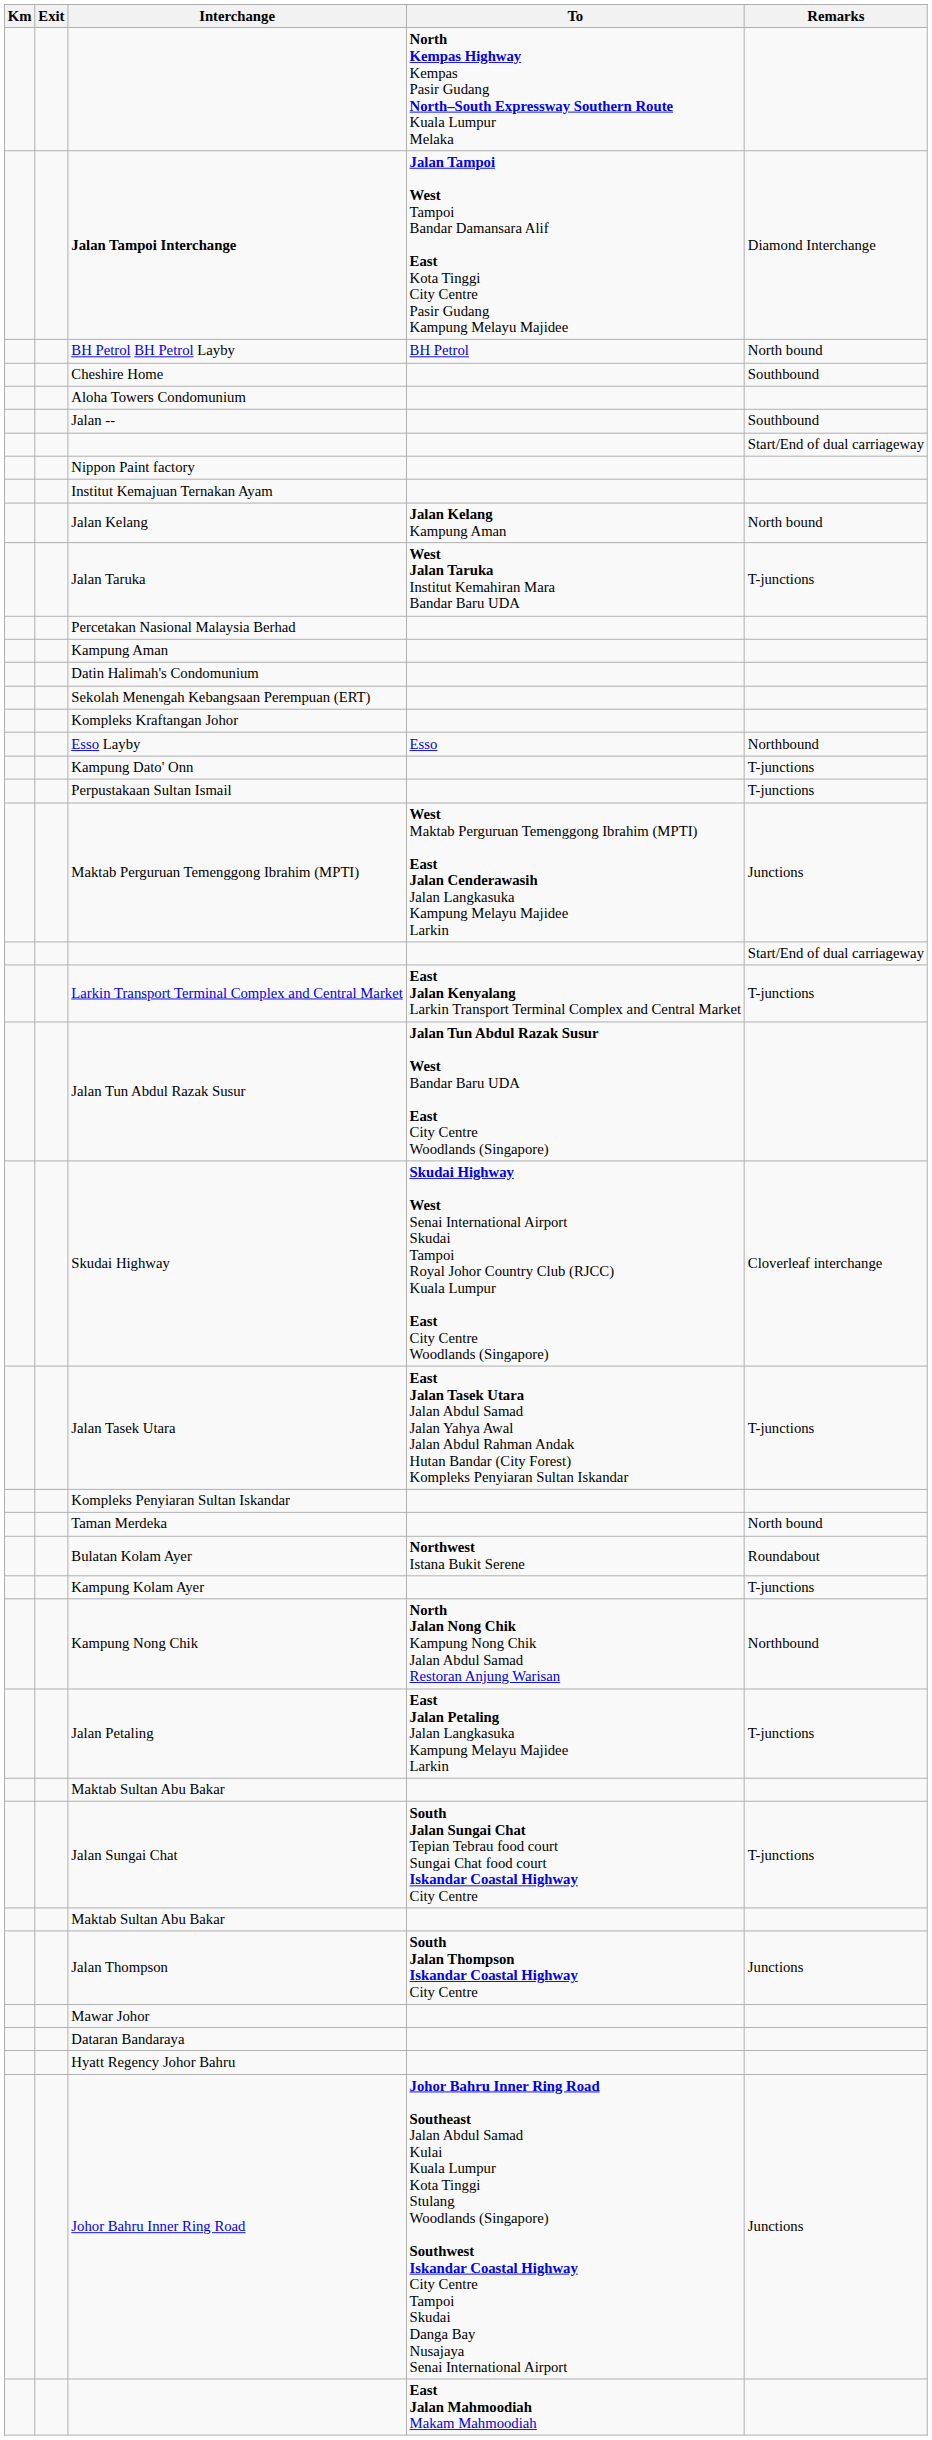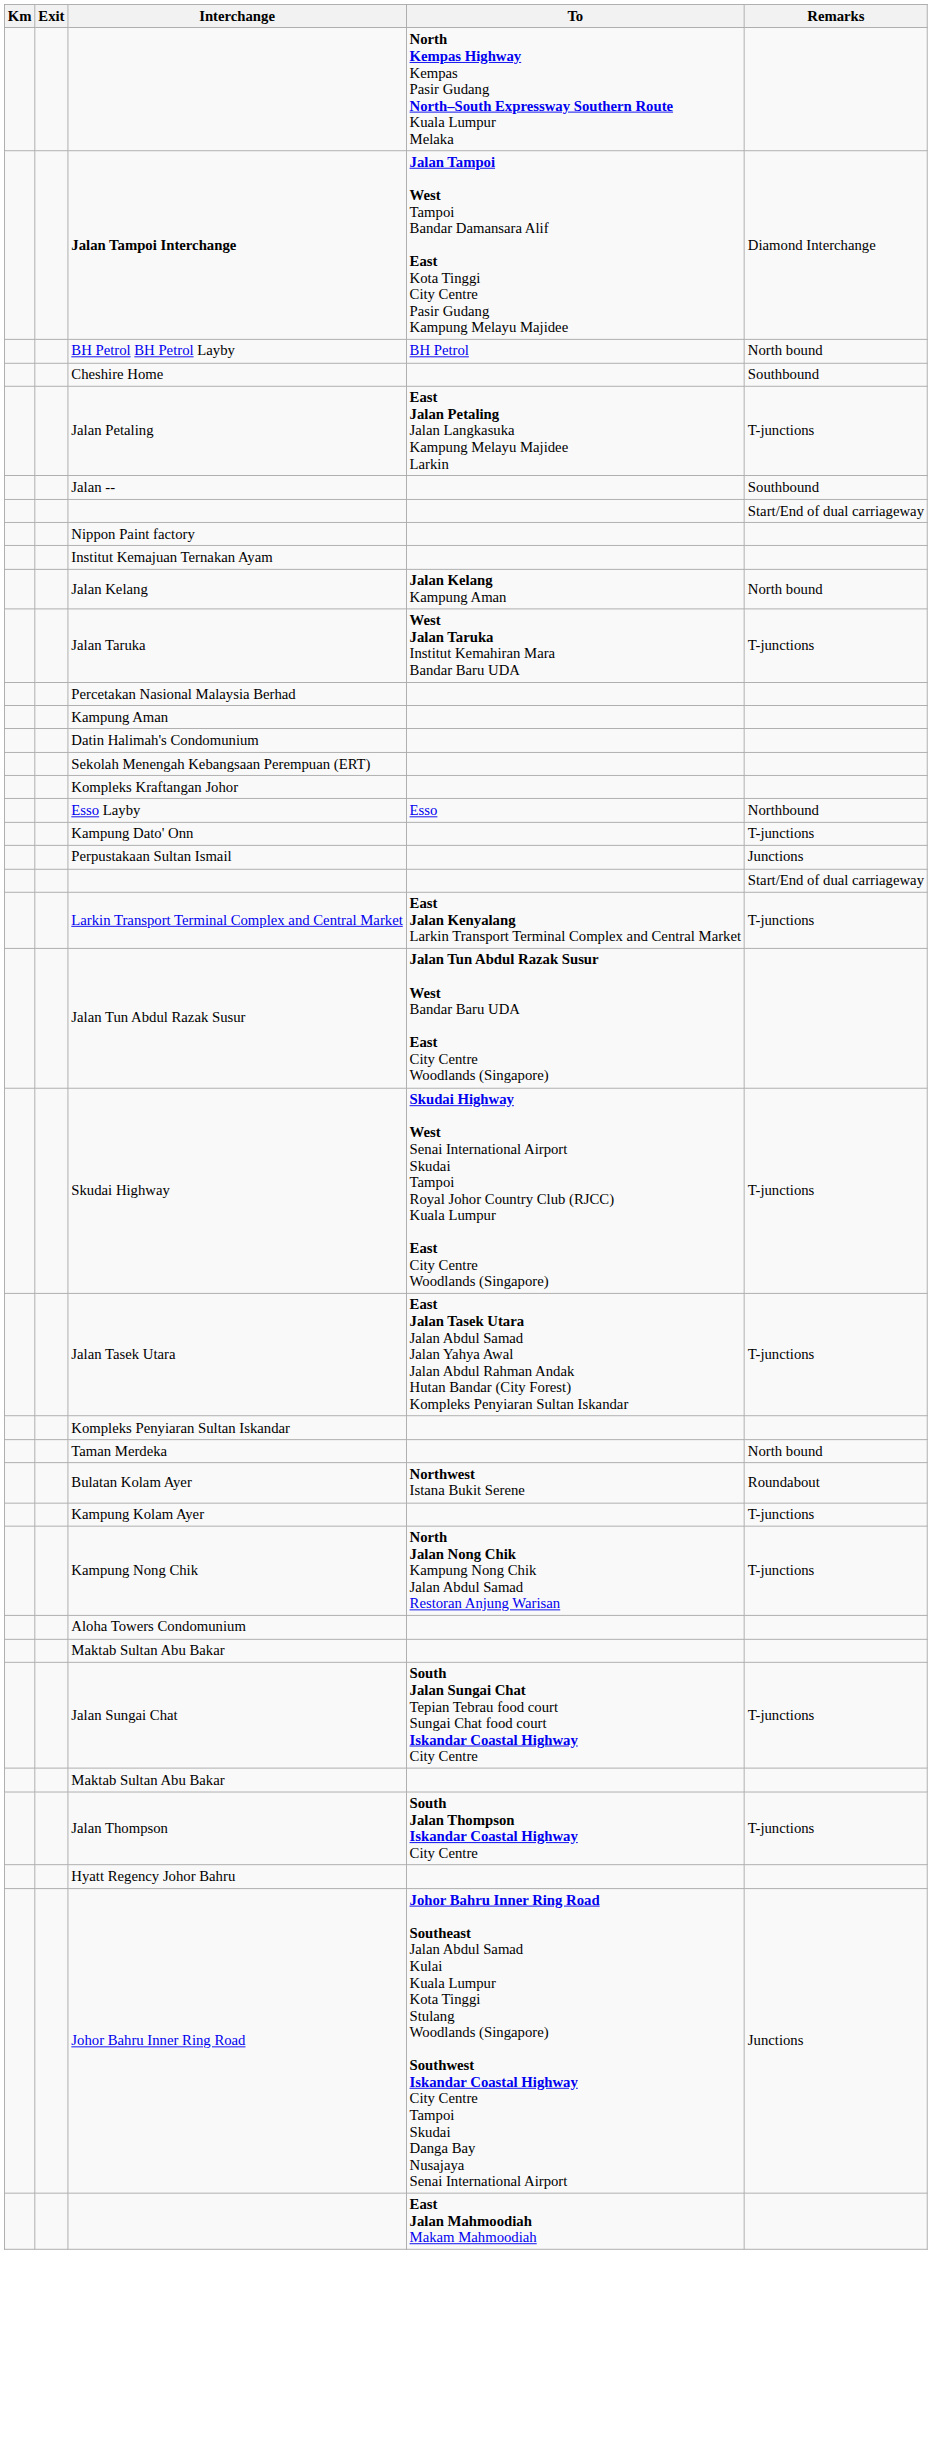rows swapped: (112, 1733) <-> (159, 397)
(781, 790) T-junctions -> (776, 857) Junctions
- row: (215, 872)
(815, 1263) Cloverleaf interchange -> (781, 1190) T-junctions
(783, 1643) Northbound -> (781, 1570) T-junctions
(776, 1967) Junctions -> (781, 1828) T-junctions
- row: (110, 2015)
- row: (128, 2039)
